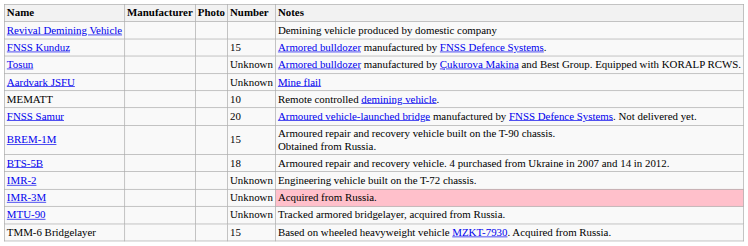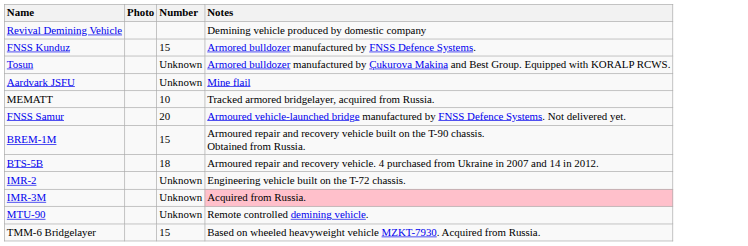- column: (160, 13)
(359, 99) Remote controlled demining vehicle. -> (321, 99) Tracked armored bridgelayer, acquired from Russia.
(392, 215) Tracked armored bridgelayer, acquired from Russia. -> (288, 215) Remote controlled demining vehicle.
